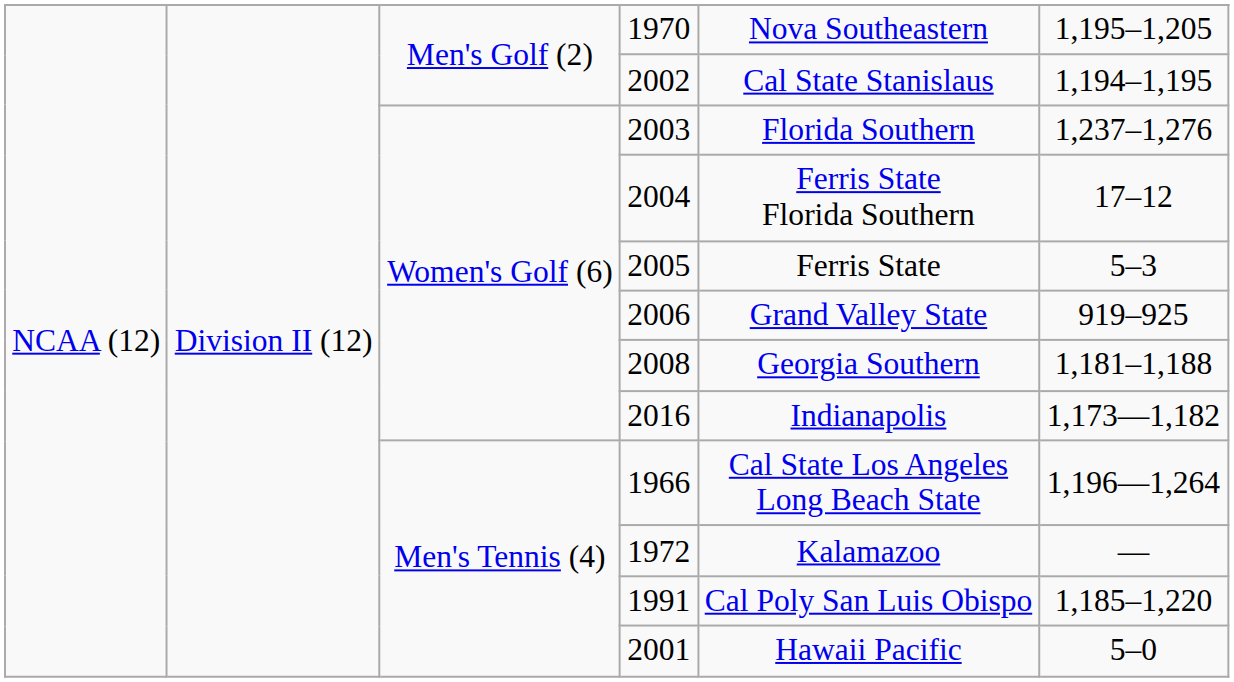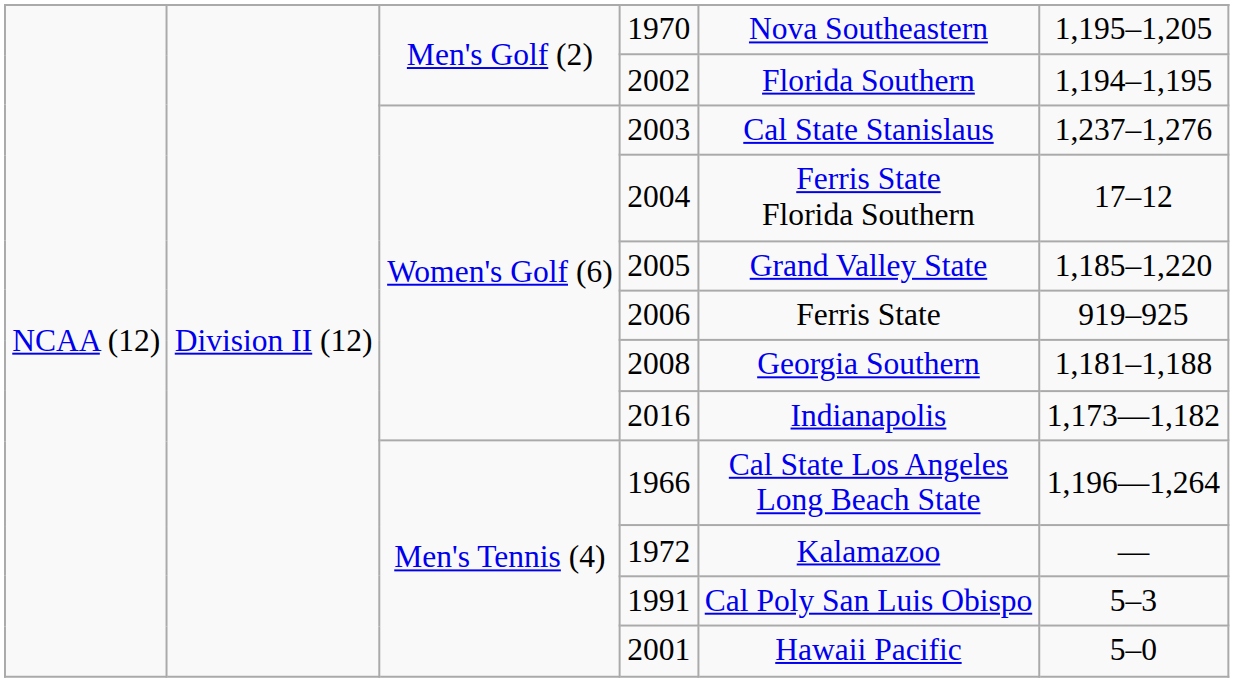(868, 79) Cal State Stanislaus -> (868, 79) Florida Southern
(868, 129) Florida Southern -> (868, 129) Cal State Stanislaus
(868, 264) Ferris State -> (868, 264) Grand Valley State
(1133, 264) 5–3 -> (1133, 264) 1,185–1,220
(868, 314) Grand Valley State -> (868, 314) Ferris State
(1133, 600) 1,185–1,220 -> (1133, 600) 5–3
